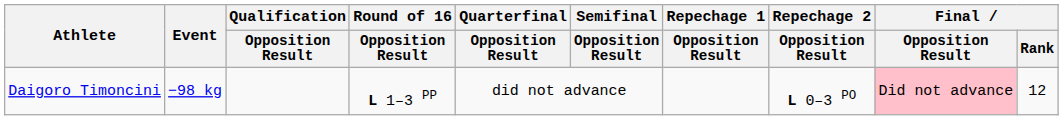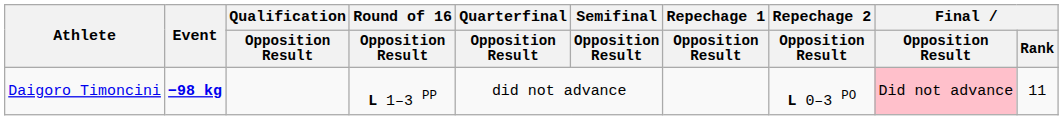(195, 91) normal -> (195, 91) bold
(1037, 91) 12 -> (1037, 91) 11
